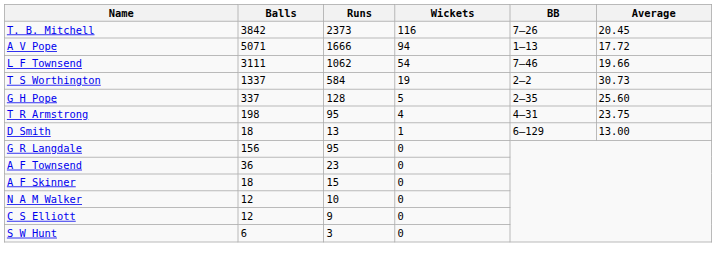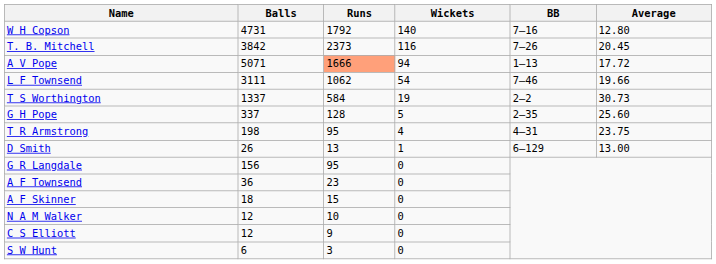+ row: (38, 30)
(339, 47) no background -> (339, 64) lightsalmon background
(247, 132) 18 -> (247, 148) 26
